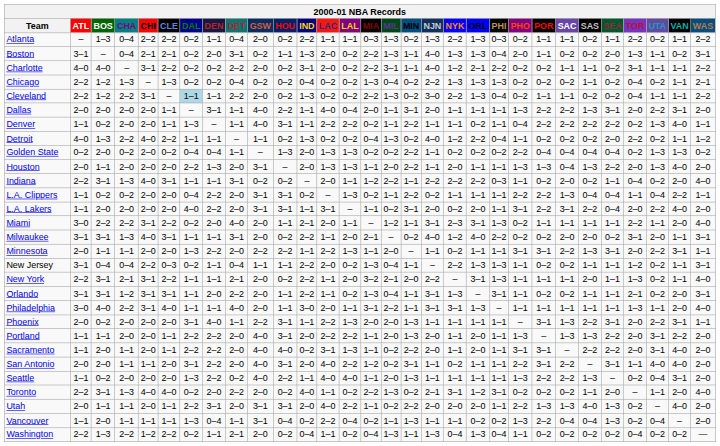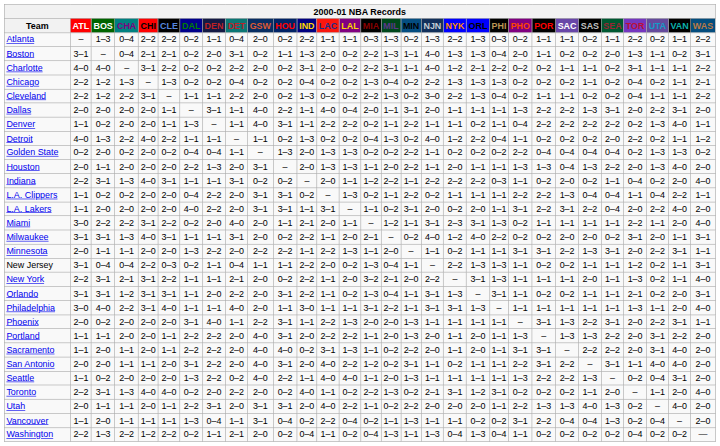(191, 96) lightblue background -> (191, 96) no background
(285, 294) 1–1 -> (285, 294) 3–1
(328, 308) 2–0 -> (328, 308) 1–1
(520, 421) 1–3 -> (520, 421) 3–1
